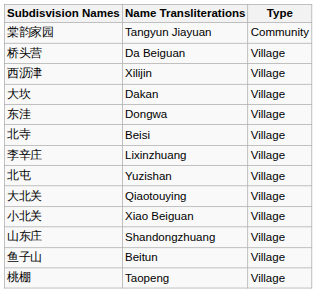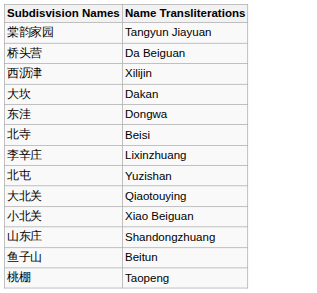- column: (280, 13)
